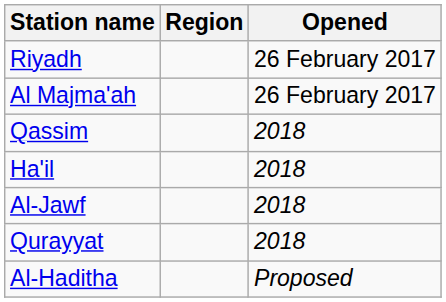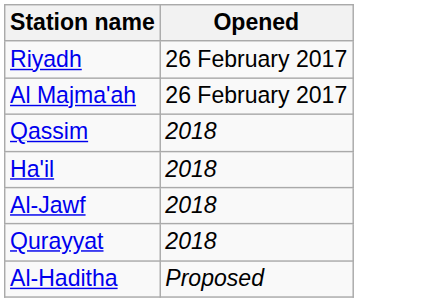- column: (204, 22)
